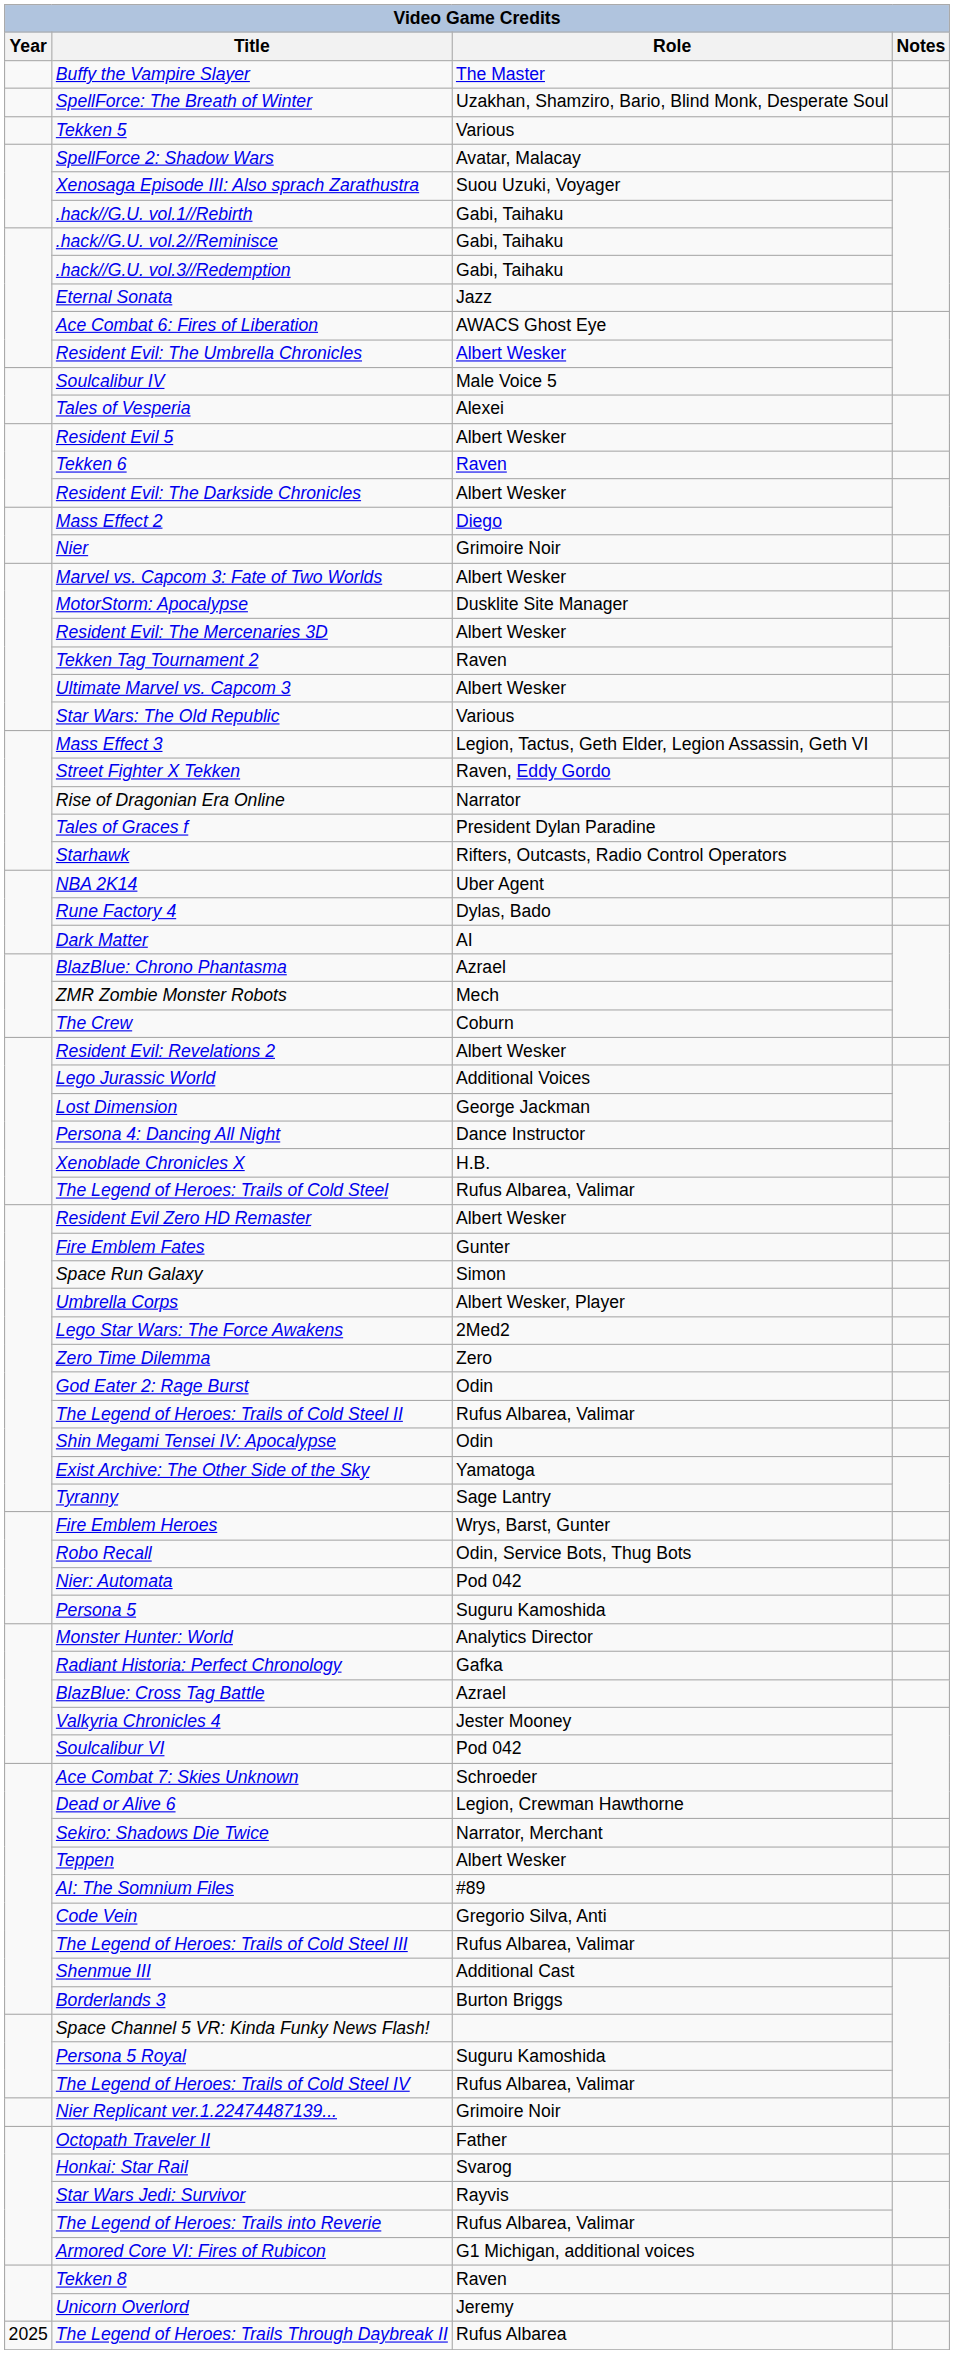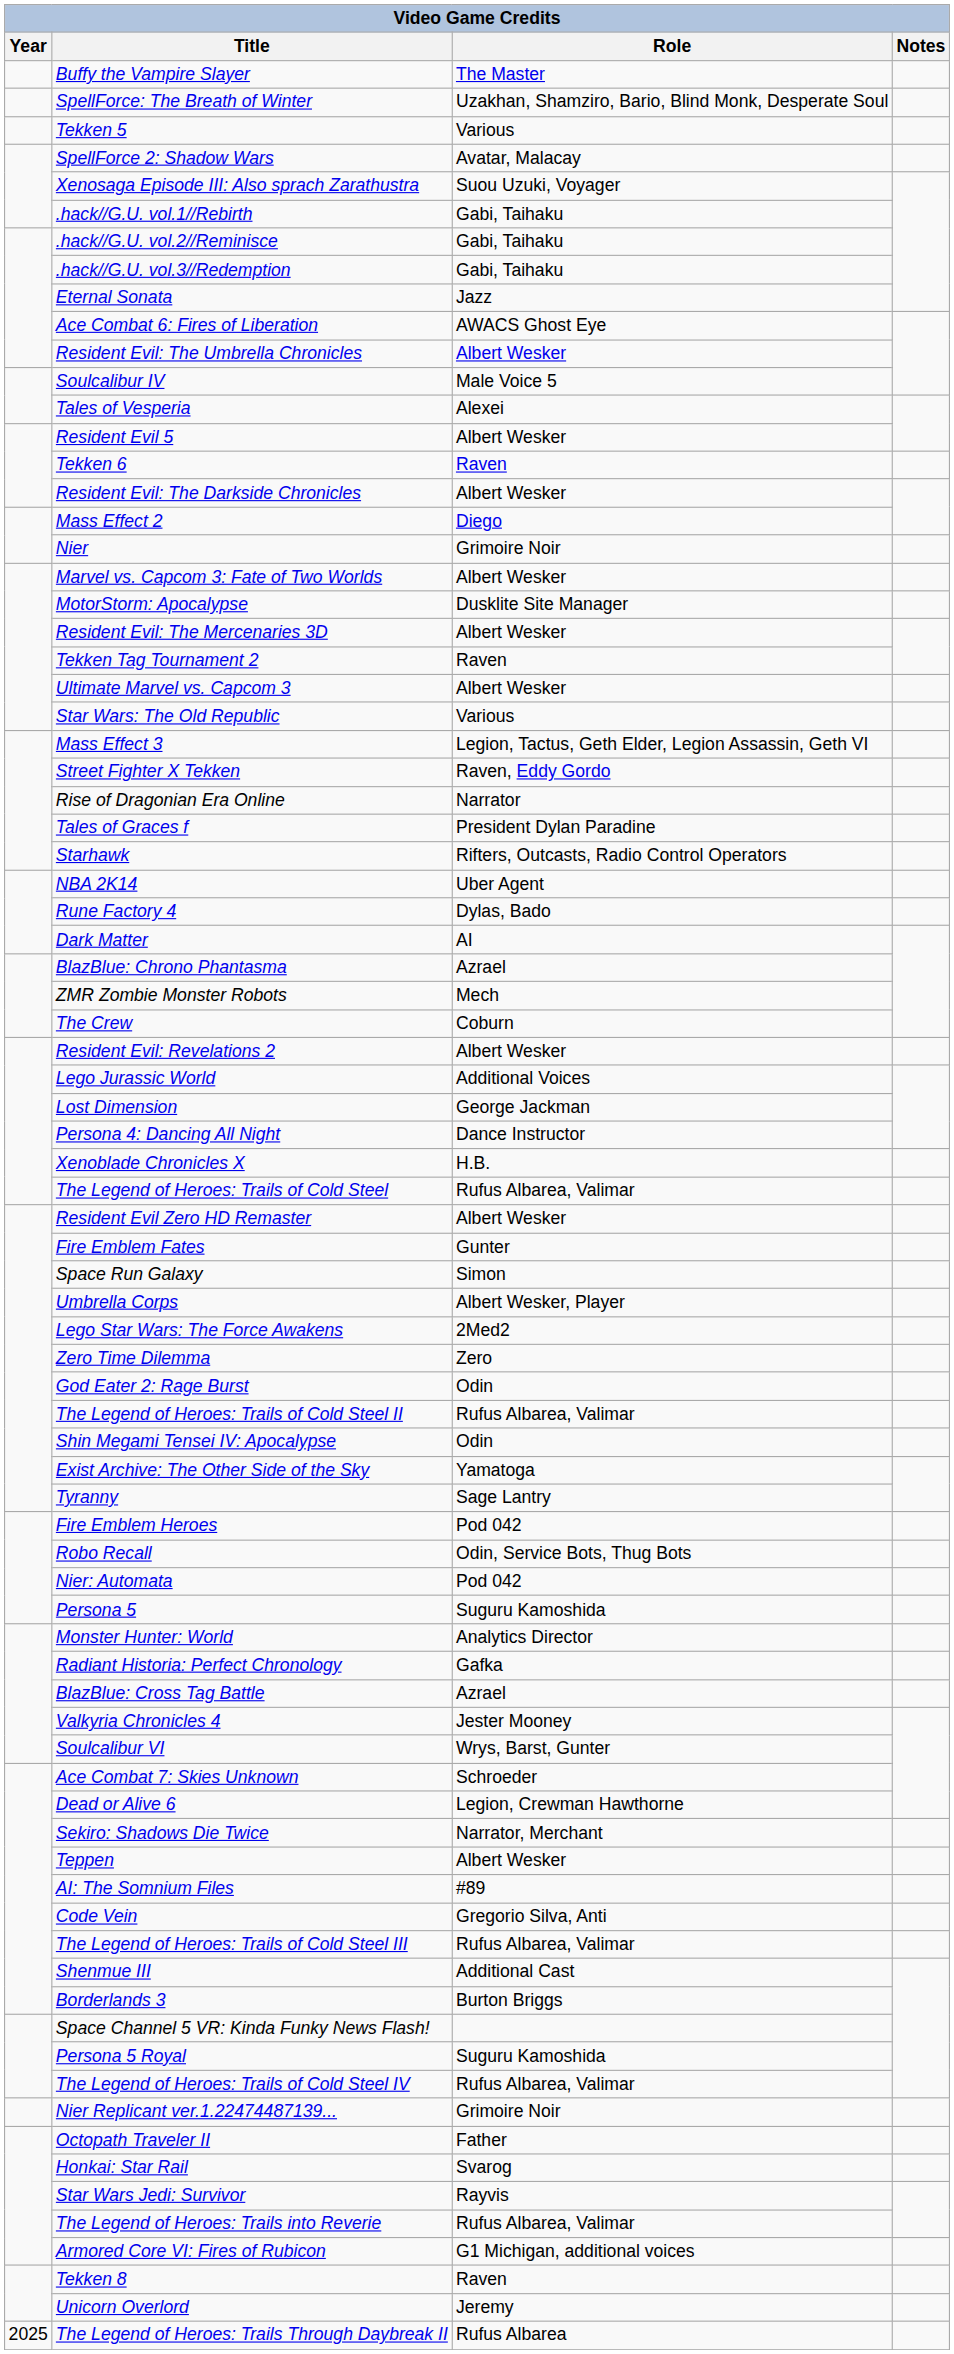(533, 1525) Wrys, Barst, Gunter -> (489, 1525) Pod 042
(489, 1749) Pod 042 -> (533, 1749) Wrys, Barst, Gunter
